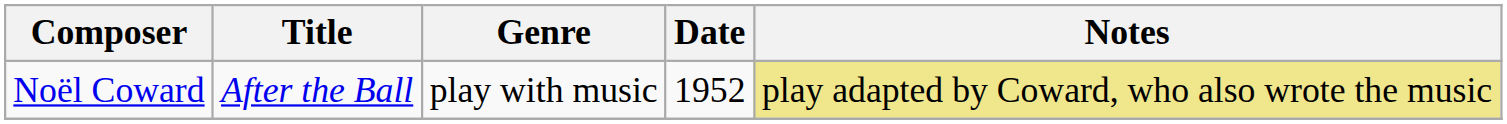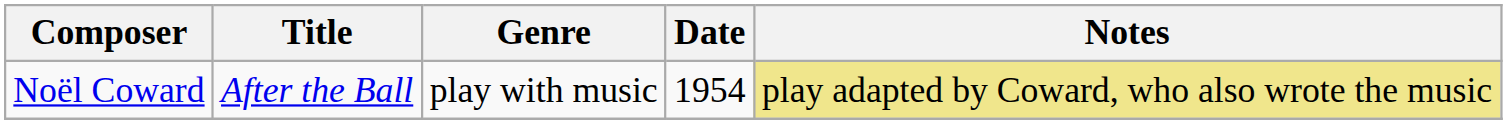(710, 89) 1952 -> (710, 89) 1954
